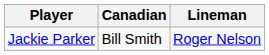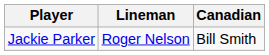columns swapped: (134, 15) <-> (217, 15)
